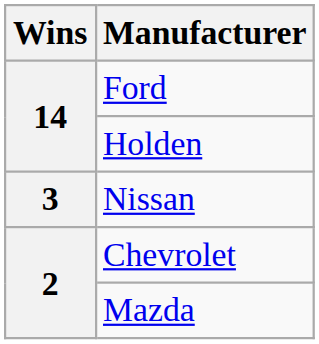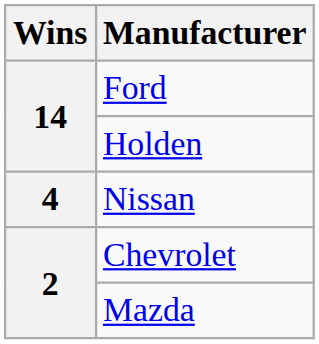(50, 199) 3 -> (50, 199) 4
